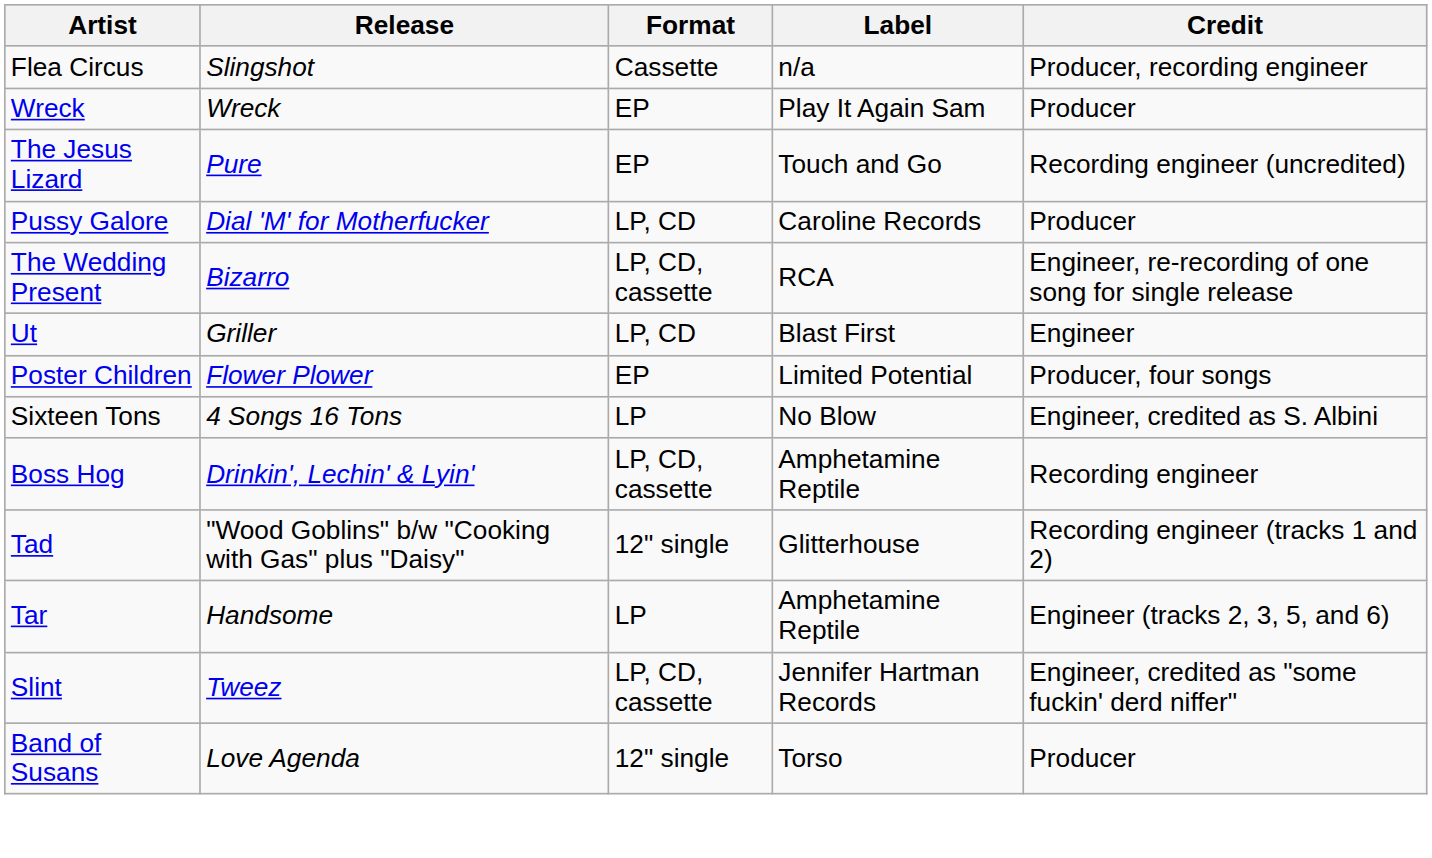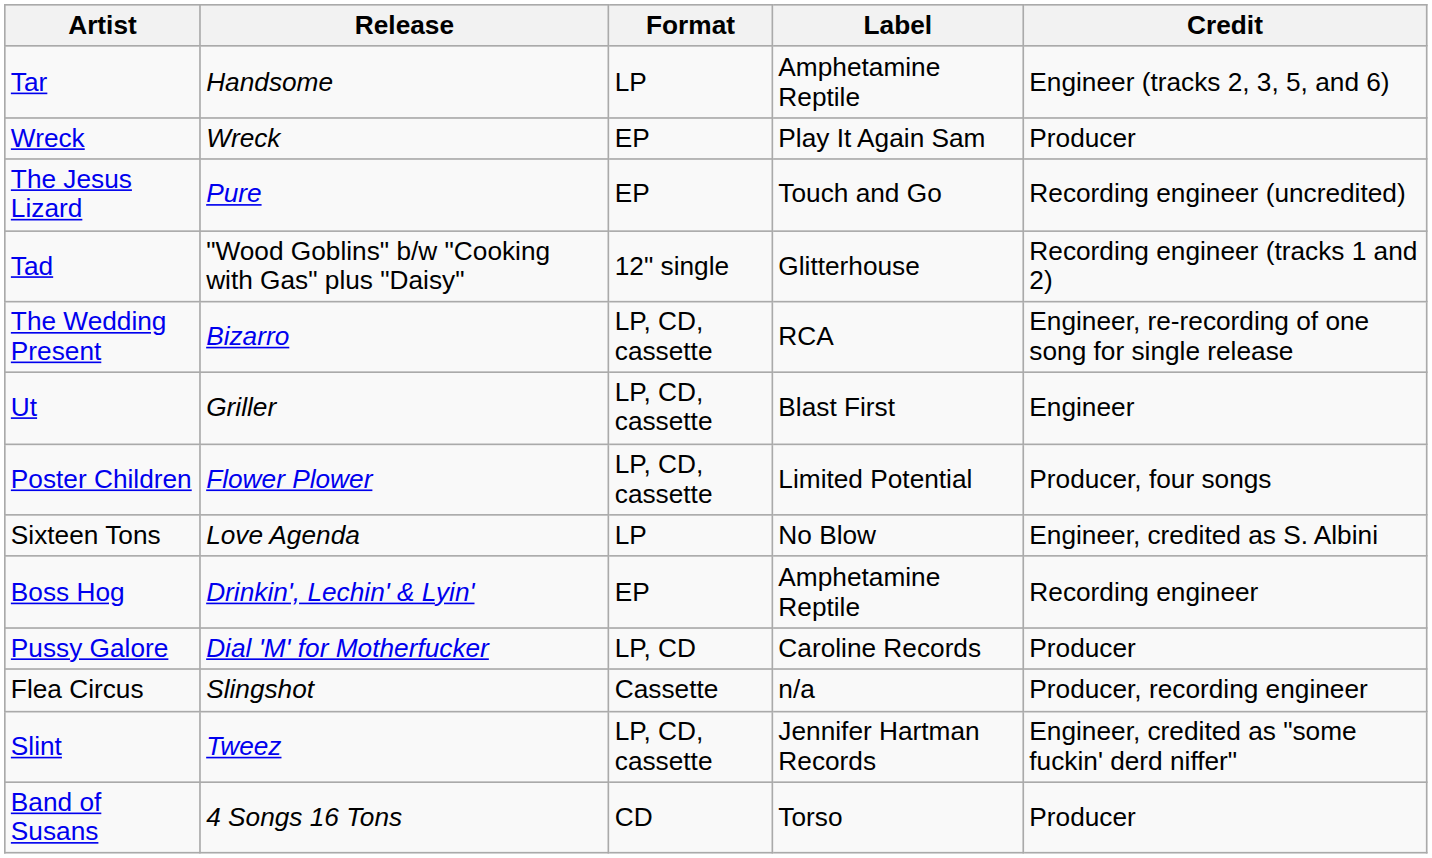rows swapped: (29, 615) <-> (77, 66)
rows swapped: (32, 544) <-> (90, 221)
(655, 334) LP, CD -> (664, 407) LP, CD, cassette
(632, 375) EP -> (664, 478) LP, CD, cassette
(304, 417) 4 Songs 16 Tons -> (283, 535) Love Agenda
(664, 473) LP, CD, cassette -> (632, 591) EP
(283, 758) Love Agenda -> (304, 817) 4 Songs 16 Tons
(672, 758) 12" single -> (634, 817) CD
